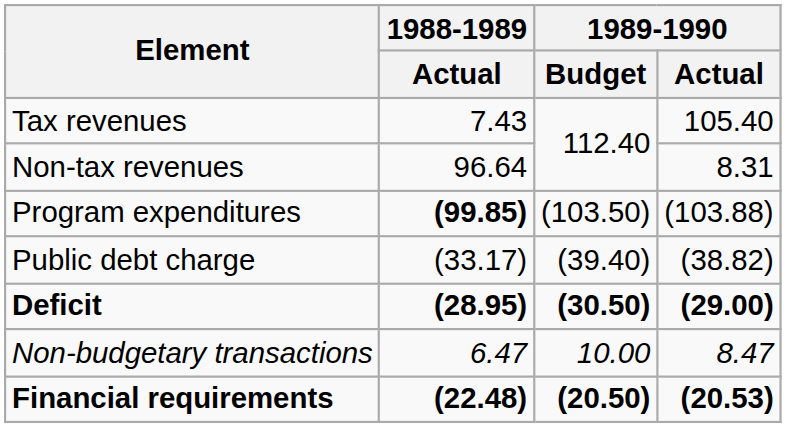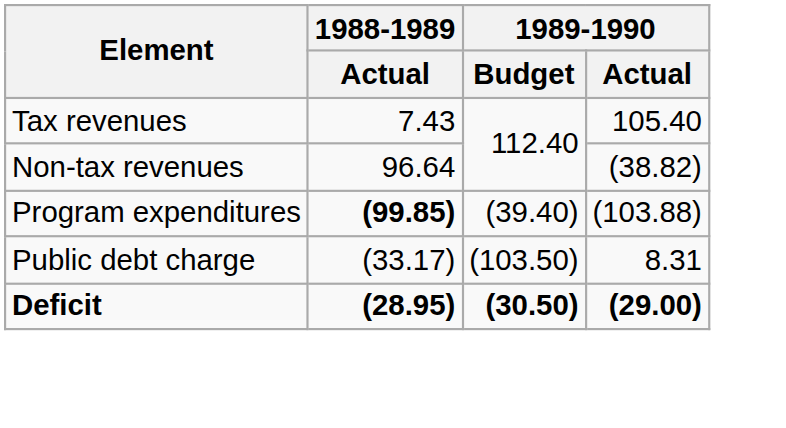(745, 167) 8.31 -> (655, 167) (38.82)
(596, 213) (103.50) -> (532, 213) (39.40)
(604, 259) (39.40) -> (524, 259) (103.50)
(727, 259) (38.82) -> (673, 259) 8.31
- row: (192, 352)
- row: (173, 398)
